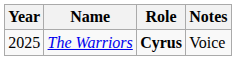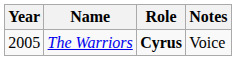(24, 42) 2025 -> (24, 42) 2005
